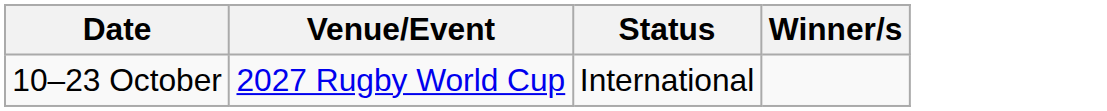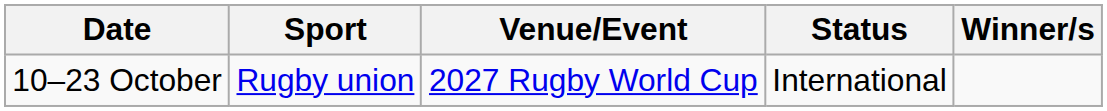+ column: (325, 29)
